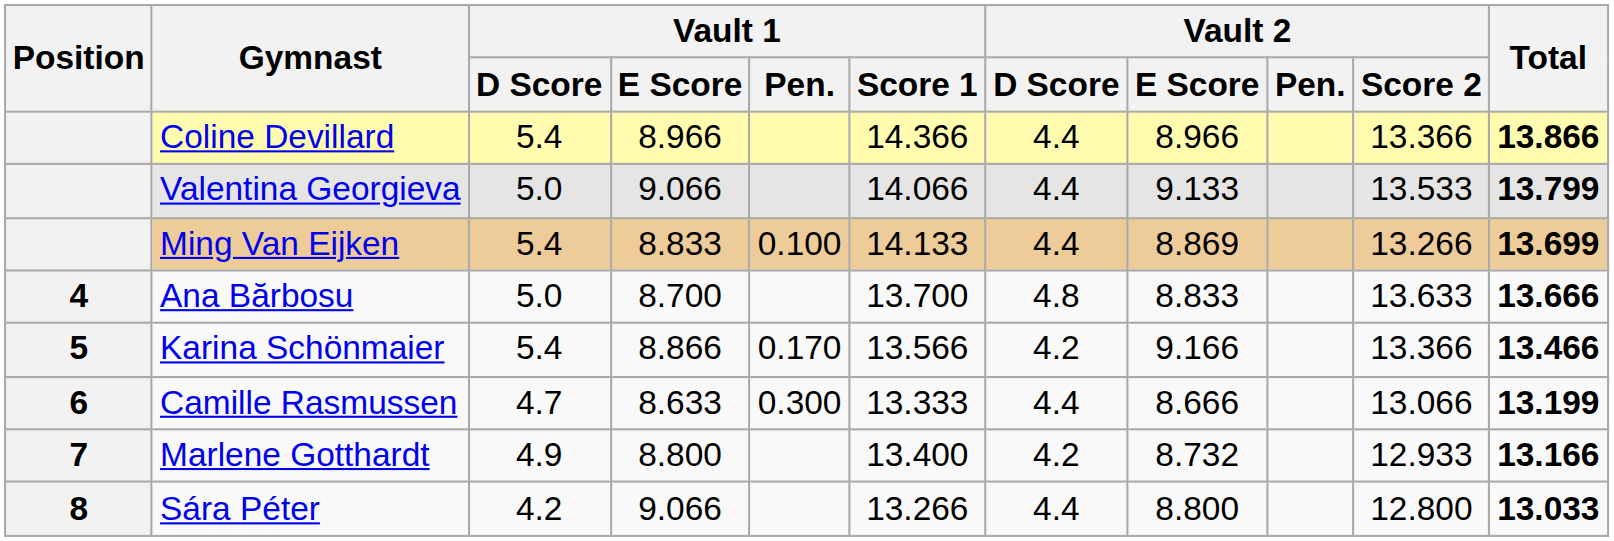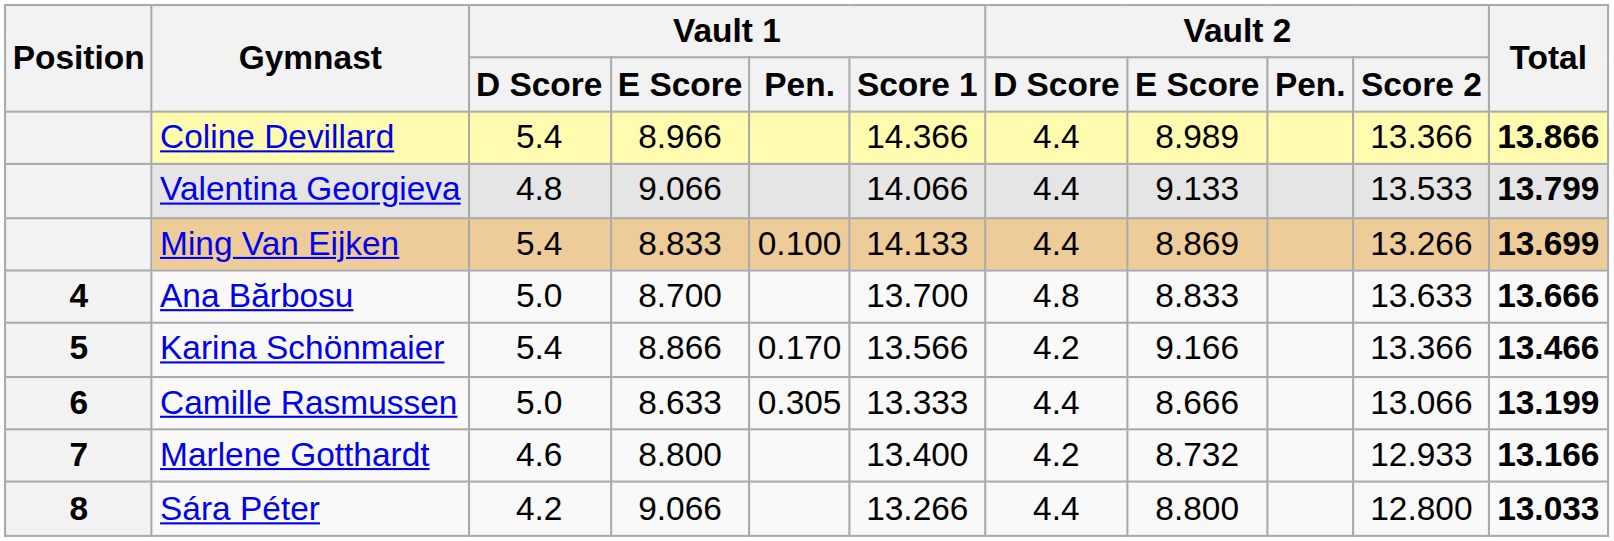(1197, 137) 8.966 -> (1197, 137) 8.989
(539, 190) 5.0 -> (539, 190) 4.8
(539, 402) 4.7 -> (539, 402) 5.0
(800, 402) 0.300 -> (800, 402) 0.305
(539, 455) 4.9 -> (539, 455) 4.6
